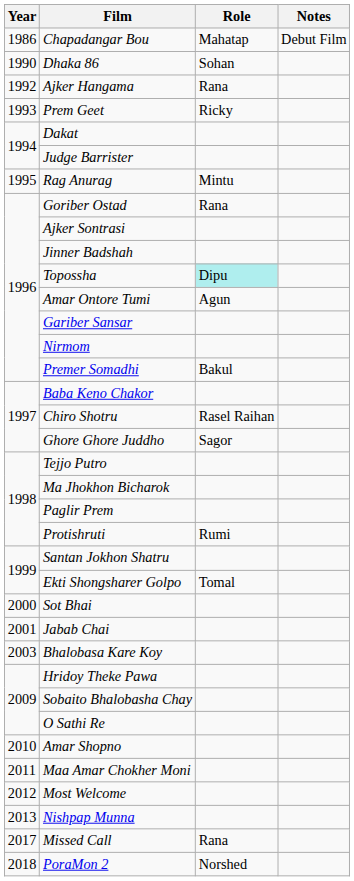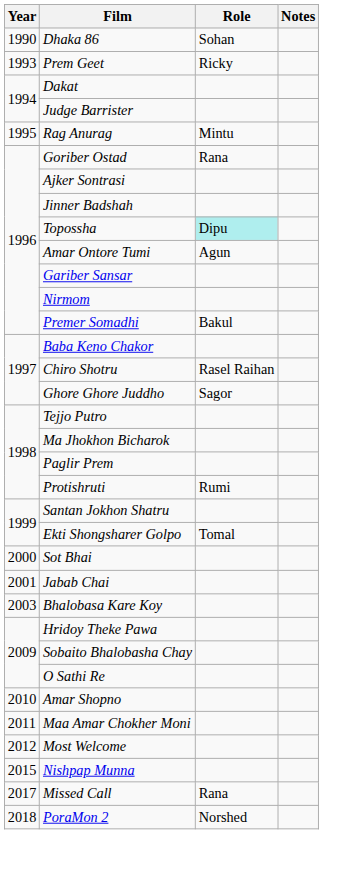- row: (96, 40)
- row: (88, 87)
(22, 817) 2013 -> (22, 770) 2015
